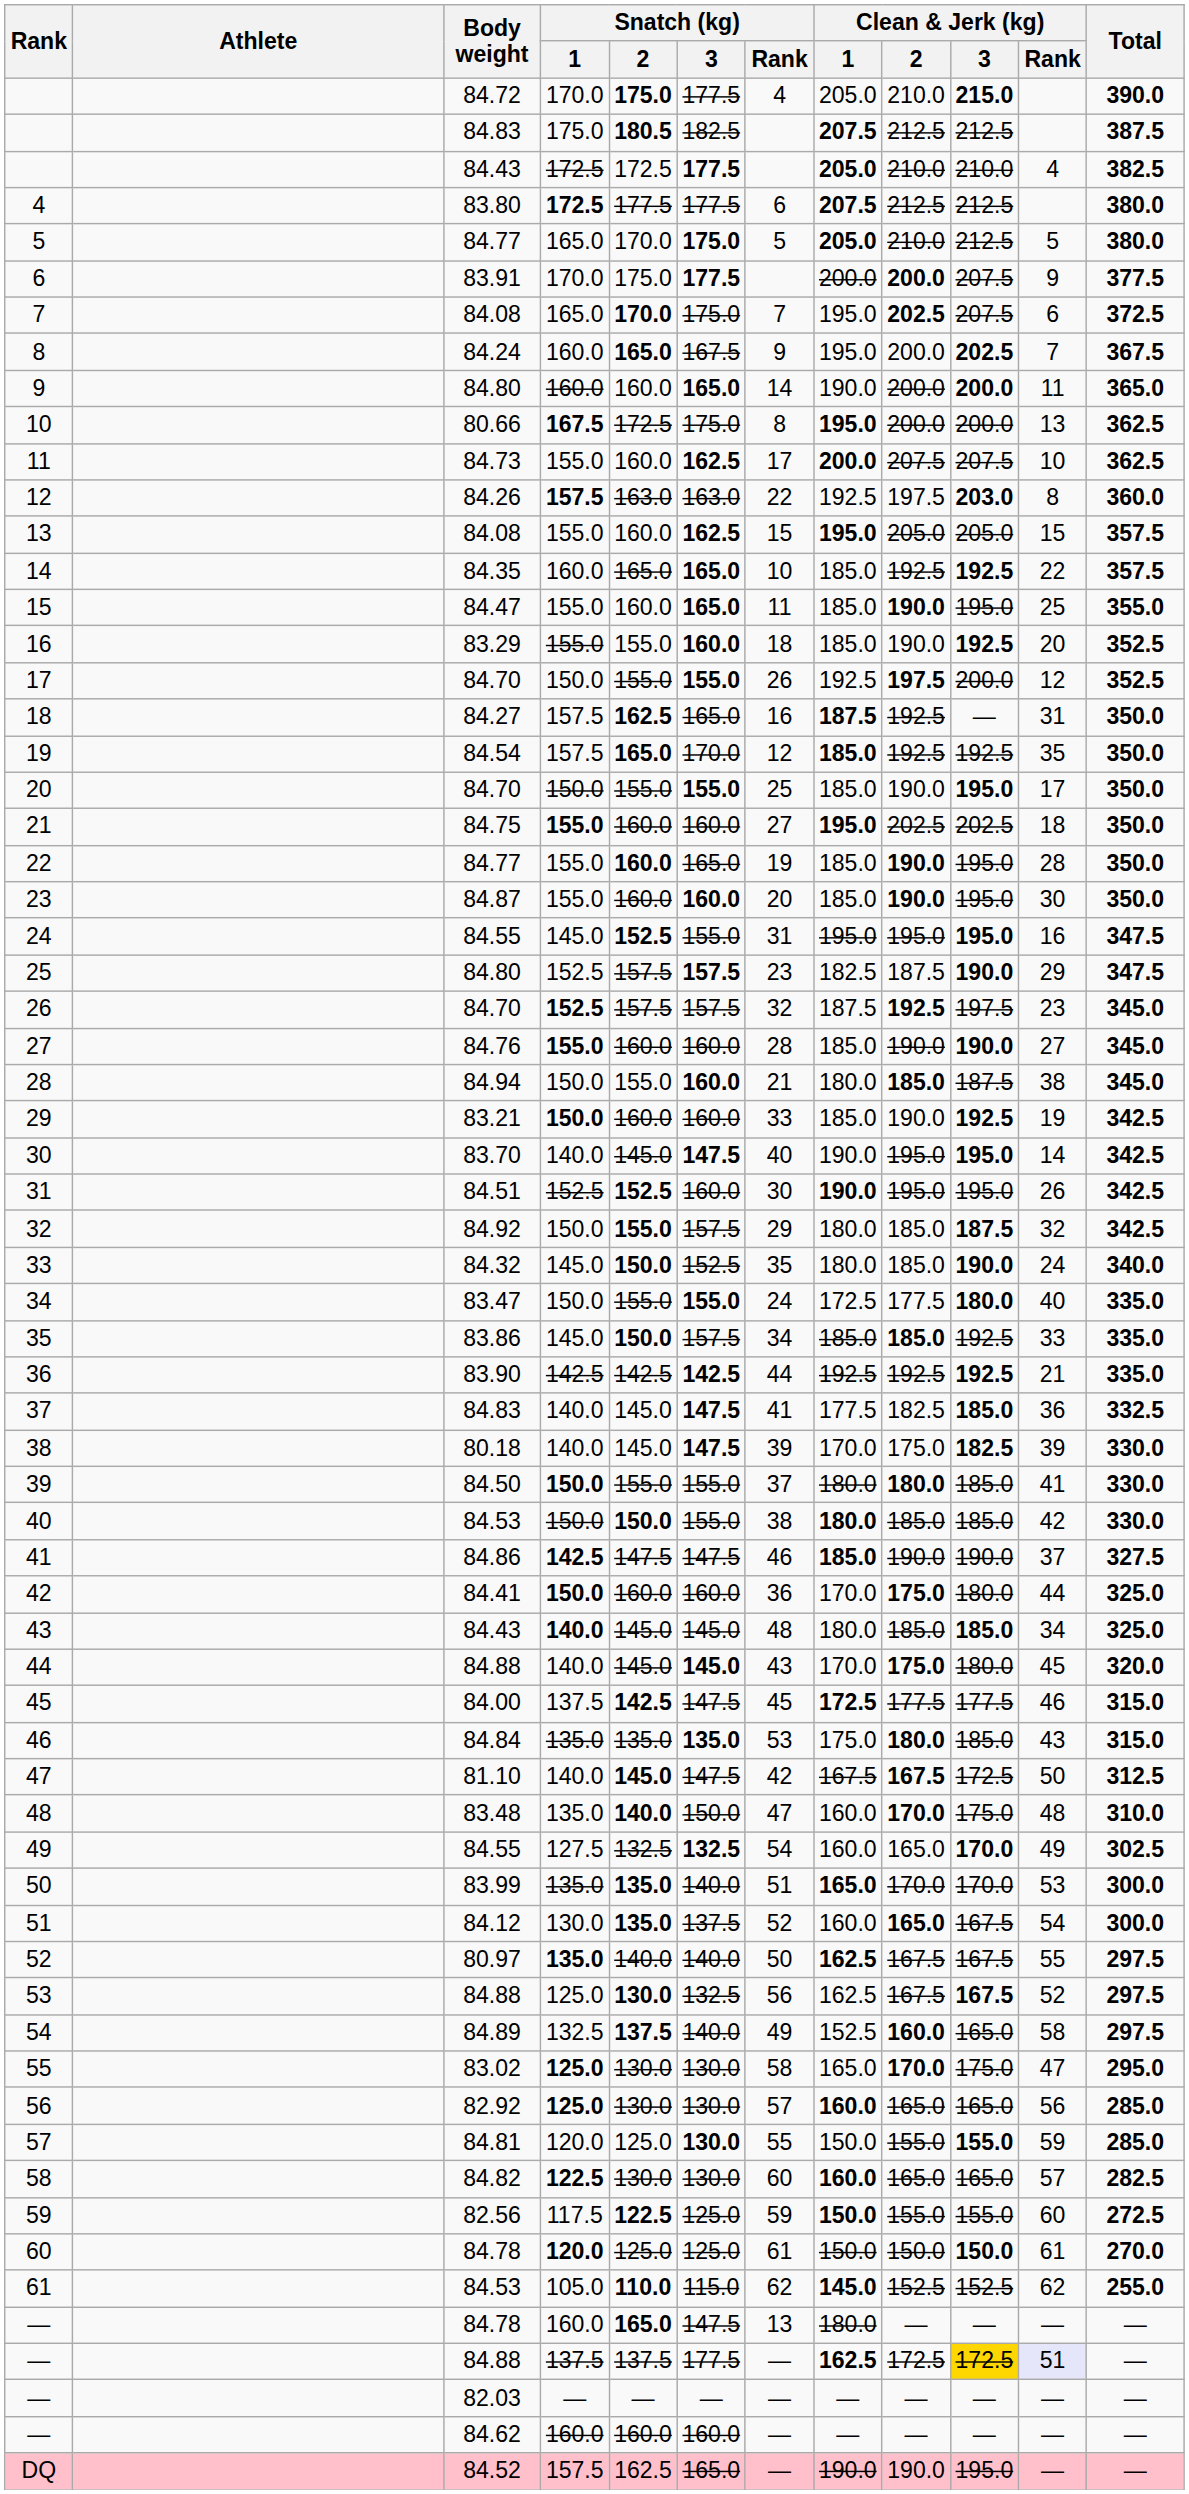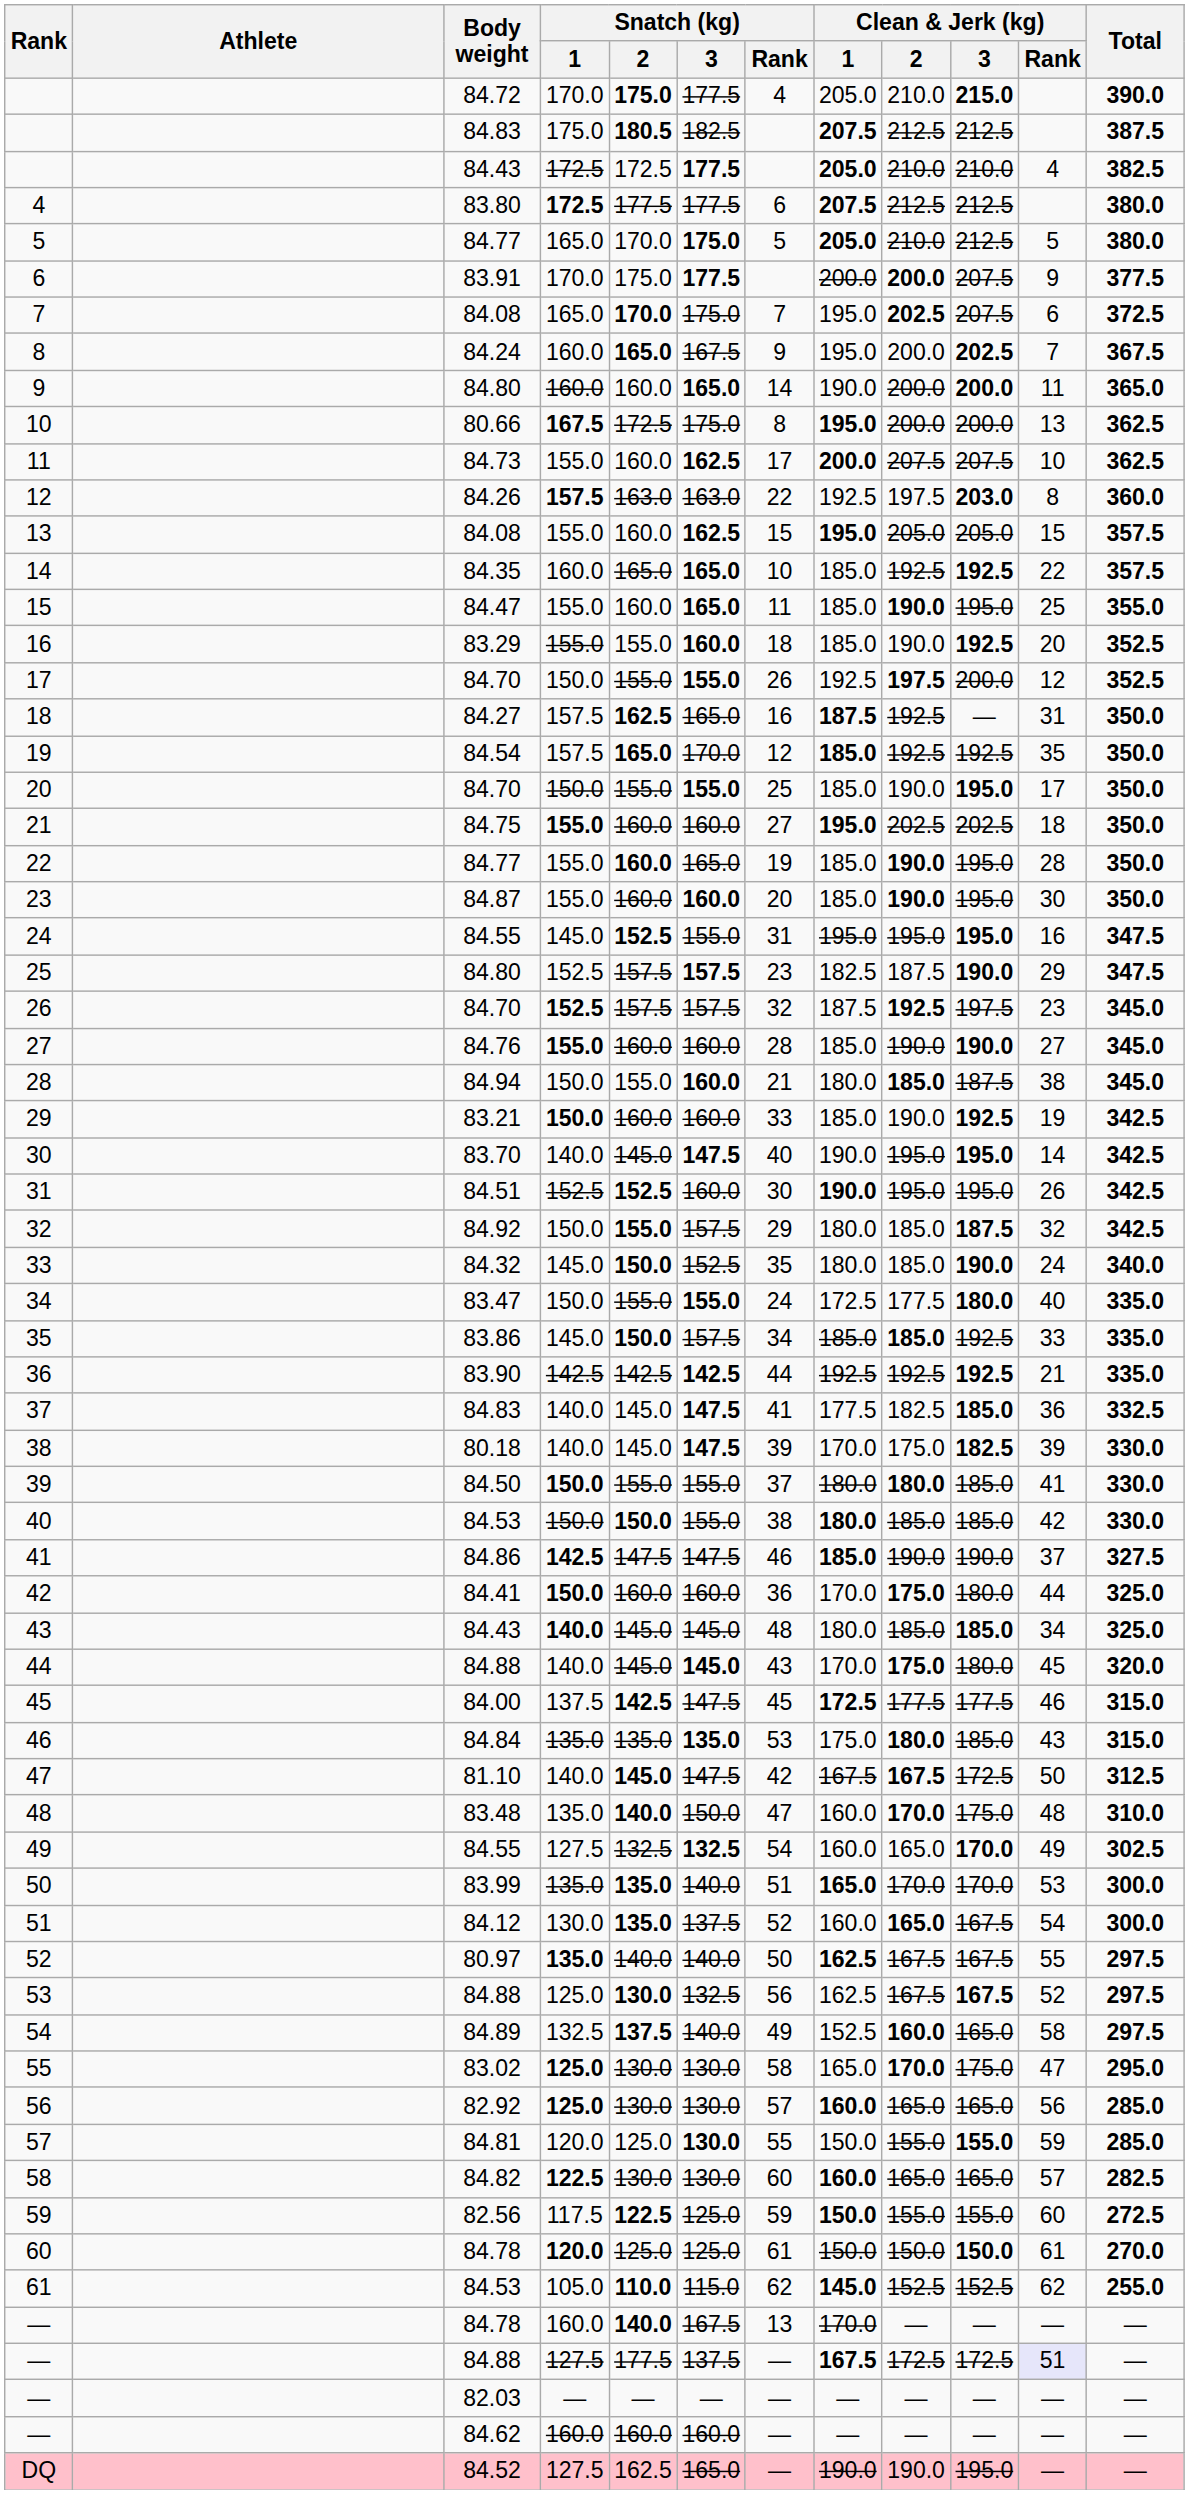(643, 2324) 165.0 -> (643, 2324) 140.0
(711, 2324) 147.5 -> (711, 2324) 167.5
(848, 2324) 180.0 -> (848, 2324) 170.0
(575, 2361) 137.5 -> (575, 2361) 127.5
(643, 2361) 137.5 -> (643, 2361) 177.5
(711, 2361) 177.5 -> (711, 2361) 137.5
(848, 2361) 162.5 -> (848, 2361) 167.5
(984, 2361) gold background -> (984, 2361) no background
(575, 2470) 157.5 -> (575, 2470) 127.5
